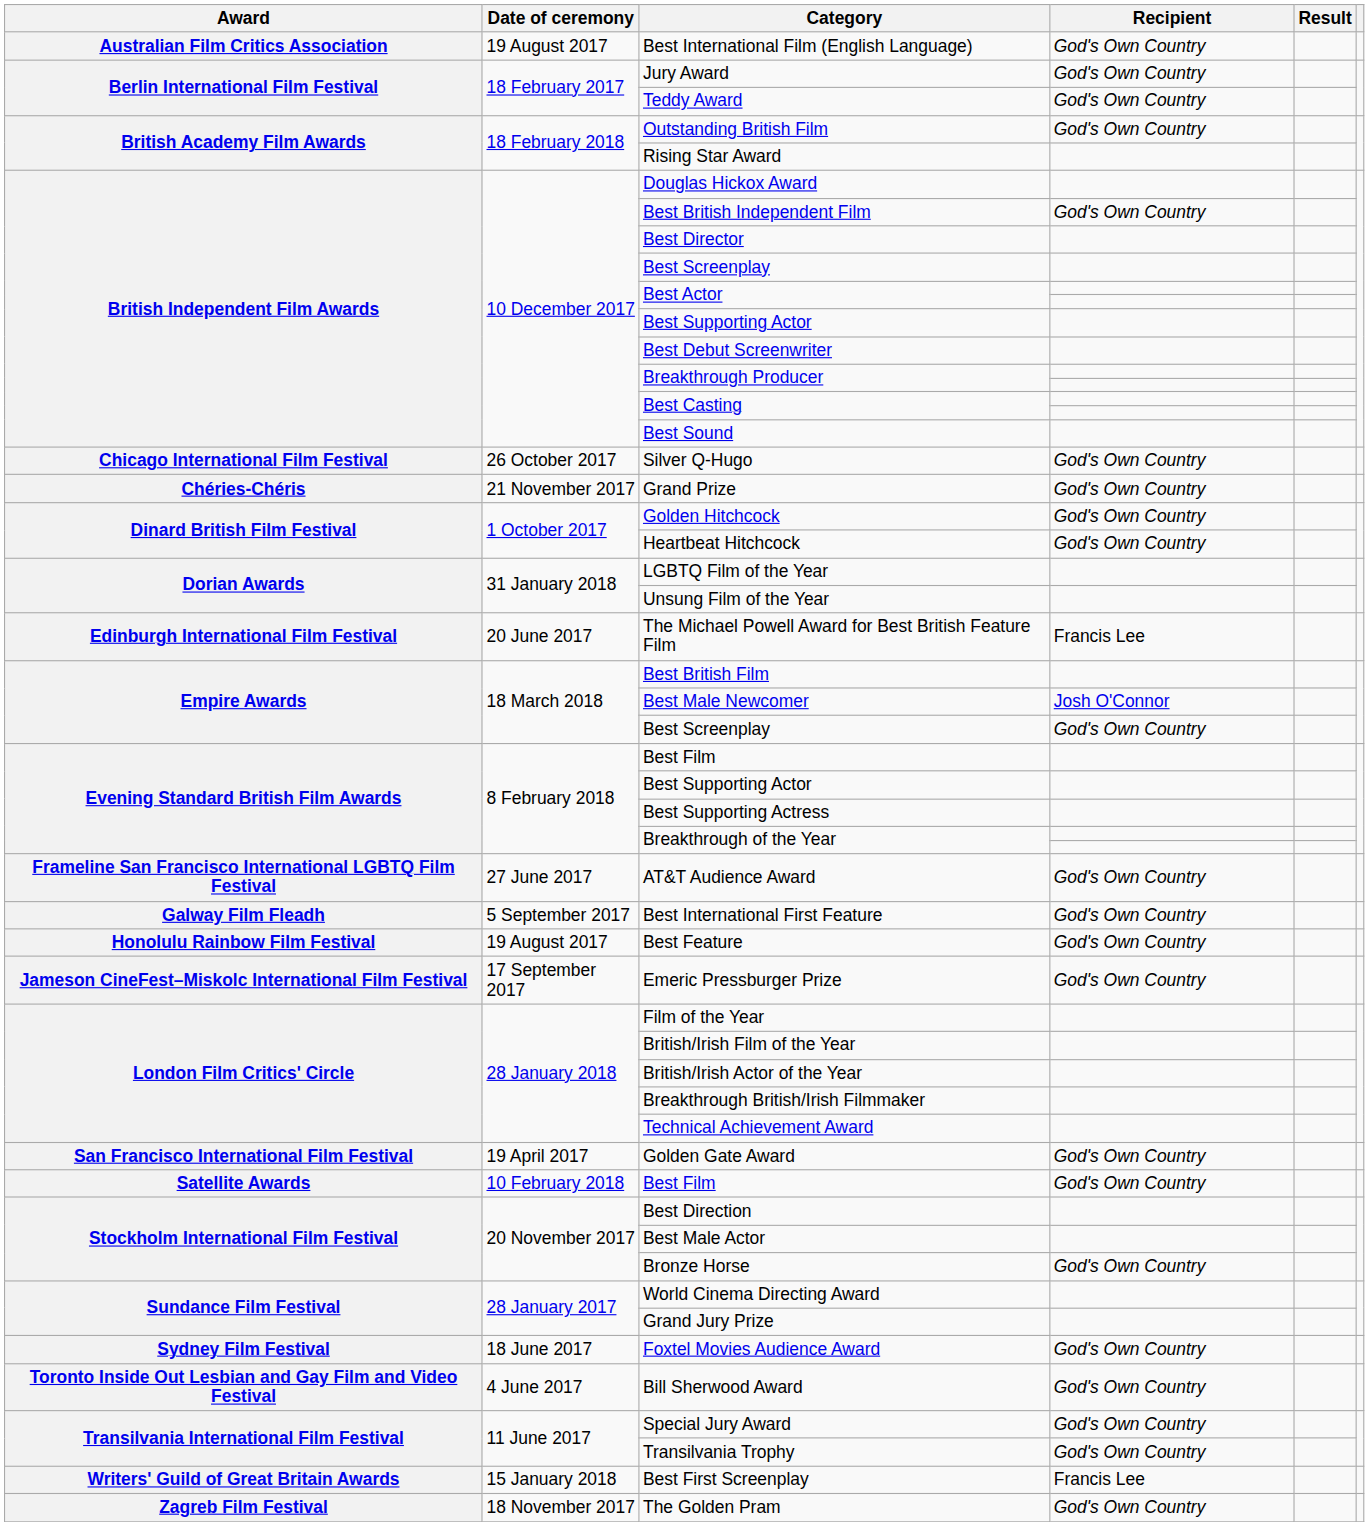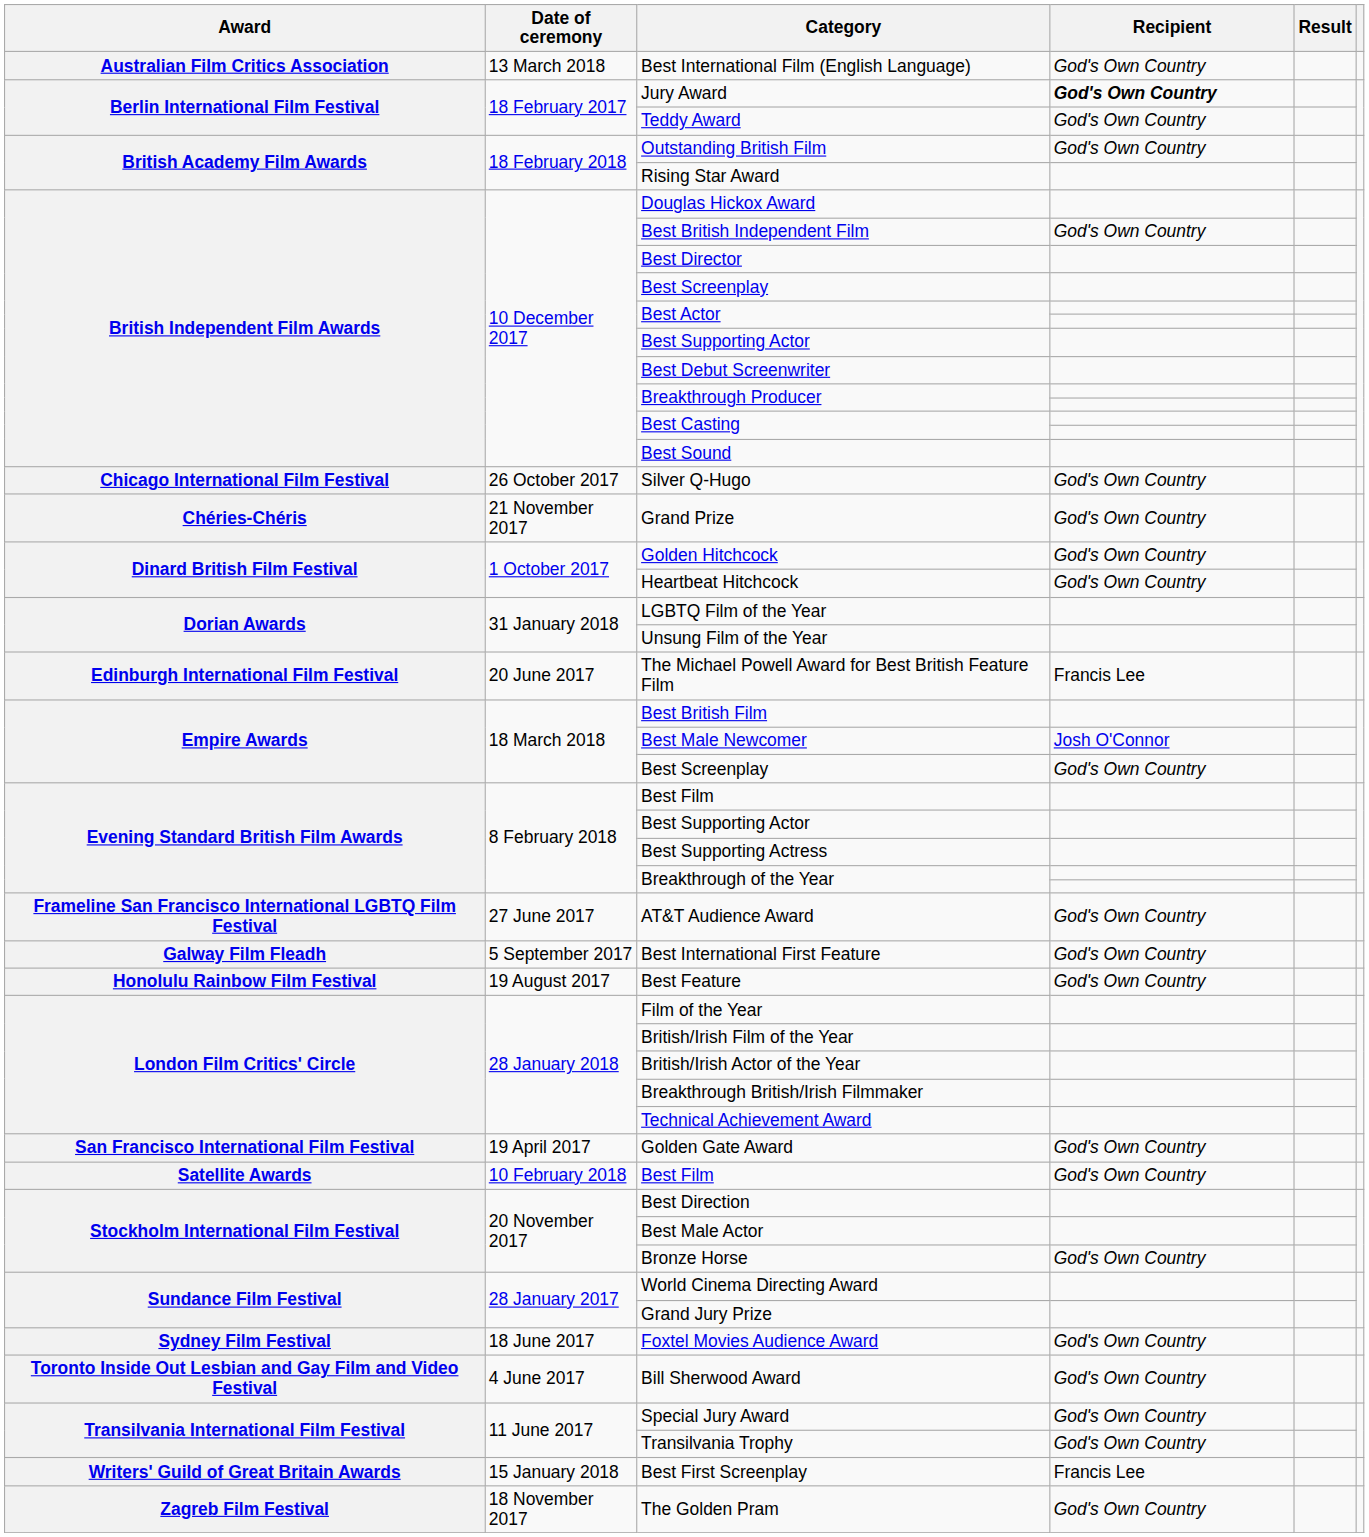(547, 45) 19 August 2017 -> (547, 65) 13 March 2018
(1130, 73) normal -> (1135, 93) bold
- row: (244, 980)
